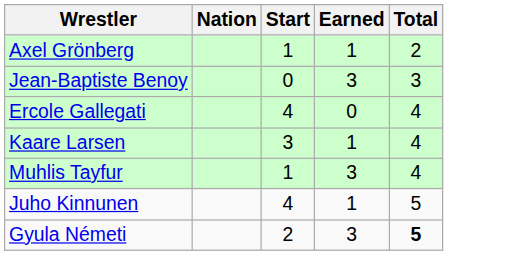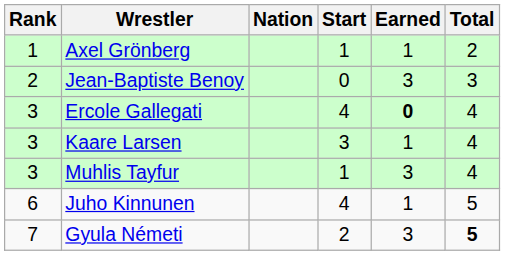+ column: (33, 19)
(352, 111) normal -> (408, 111) bold
